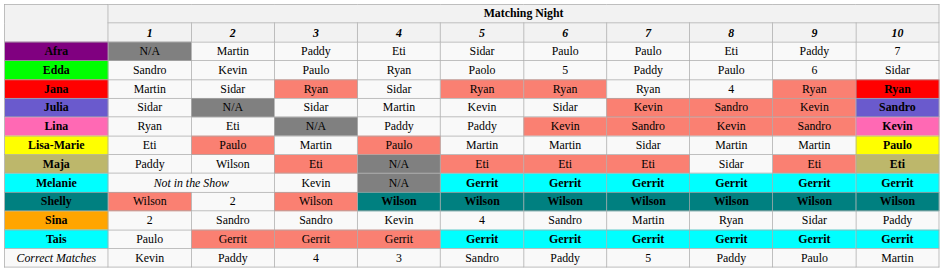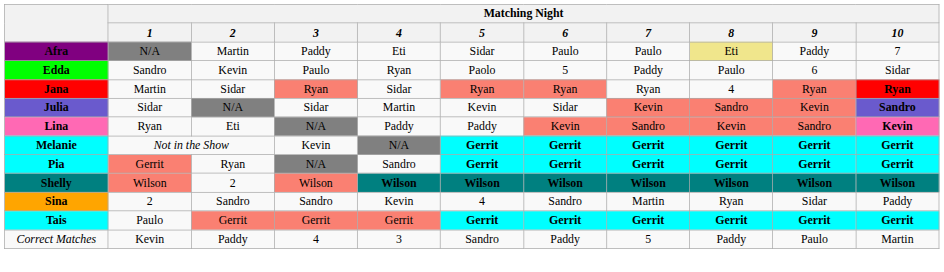(731, 51) no background -> (731, 51) khaki background
- row: (56, 145)
- row: (56, 164)
+ row: (56, 164)
